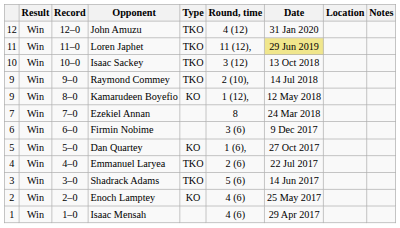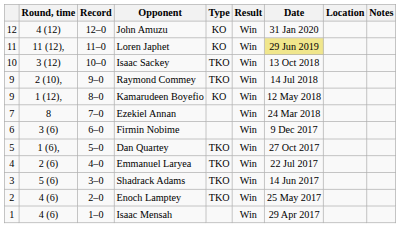columns swapped: (35, 13) <-> (235, 13)
(193, 29) TKO -> (219, 29) KO
(193, 46) TKO -> (219, 46) KO
(193, 147) KO -> (219, 147) TKO
(193, 197) KO -> (219, 197) TKO
